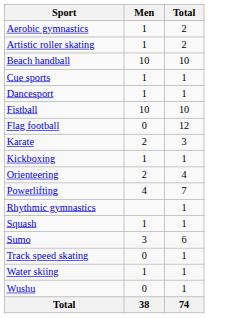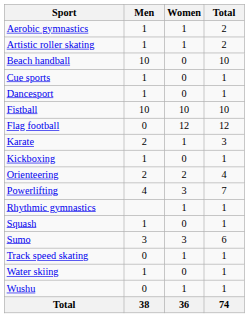+ column: (184, 12)
